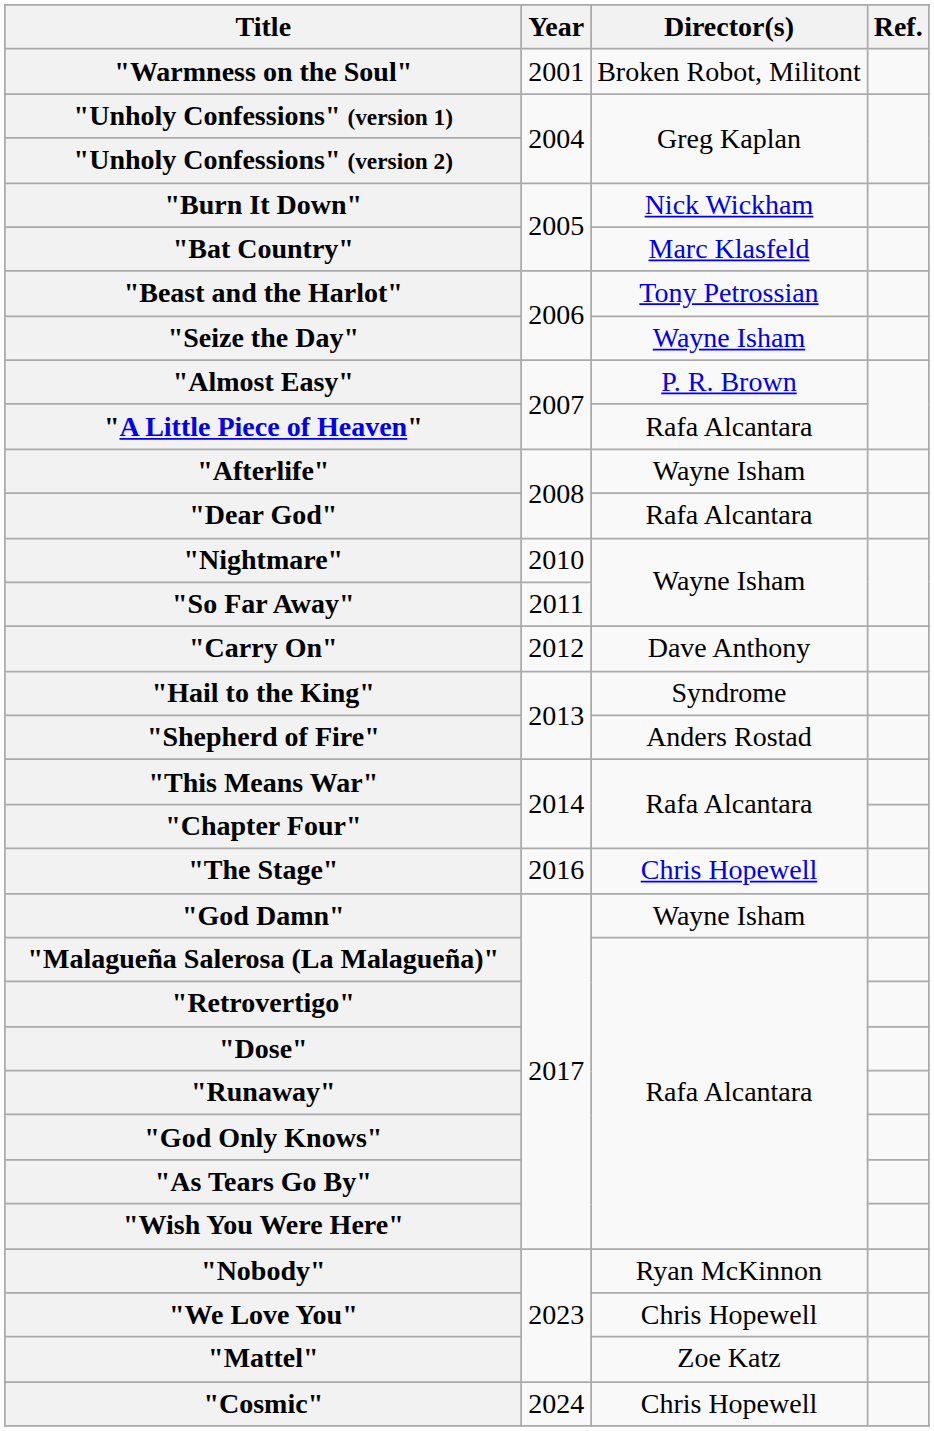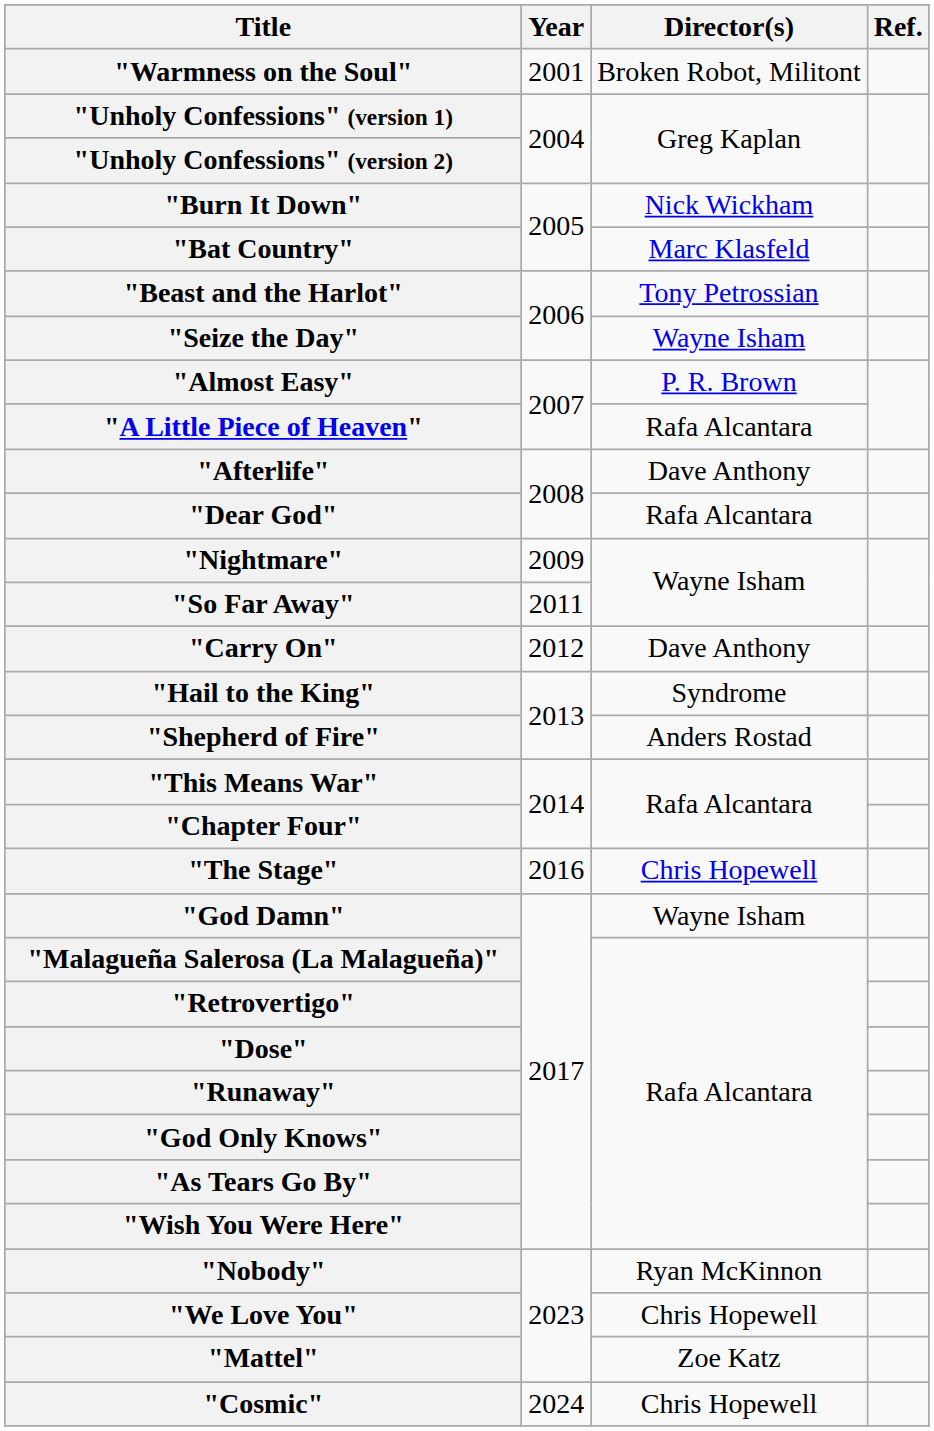(729, 470) Wayne Isham -> (729, 470) Dave Anthony
(556, 559) 2010 -> (556, 559) 2009
